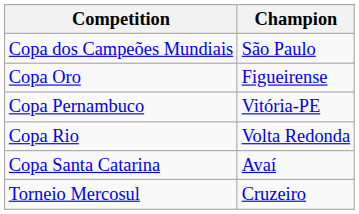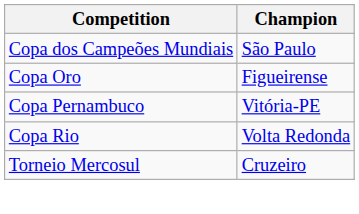- row: (84, 164)
